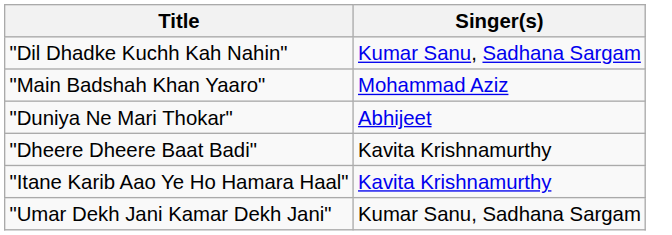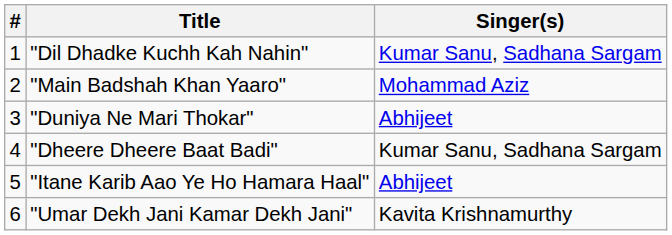+ column: (15, 21)
(455, 150) Kavita Krishnamurthy -> (520, 150) Kumar Sanu, Sadhana Sargam
(455, 182) Kavita Krishnamurthy -> (416, 182) Abhijeet
(499, 214) Kumar Sanu, Sadhana Sargam -> (476, 214) Kavita Krishnamurthy
